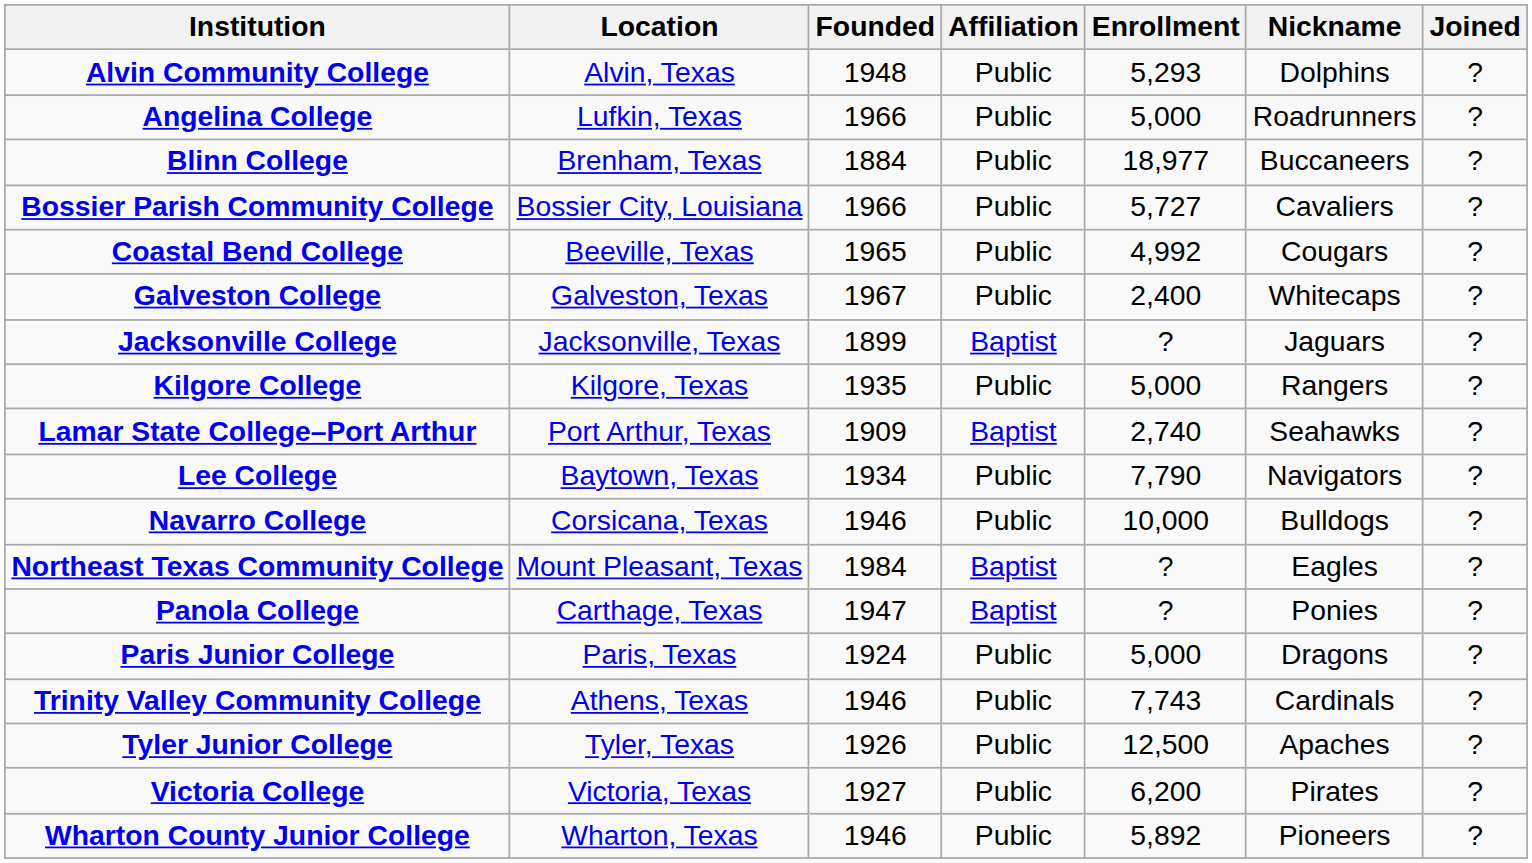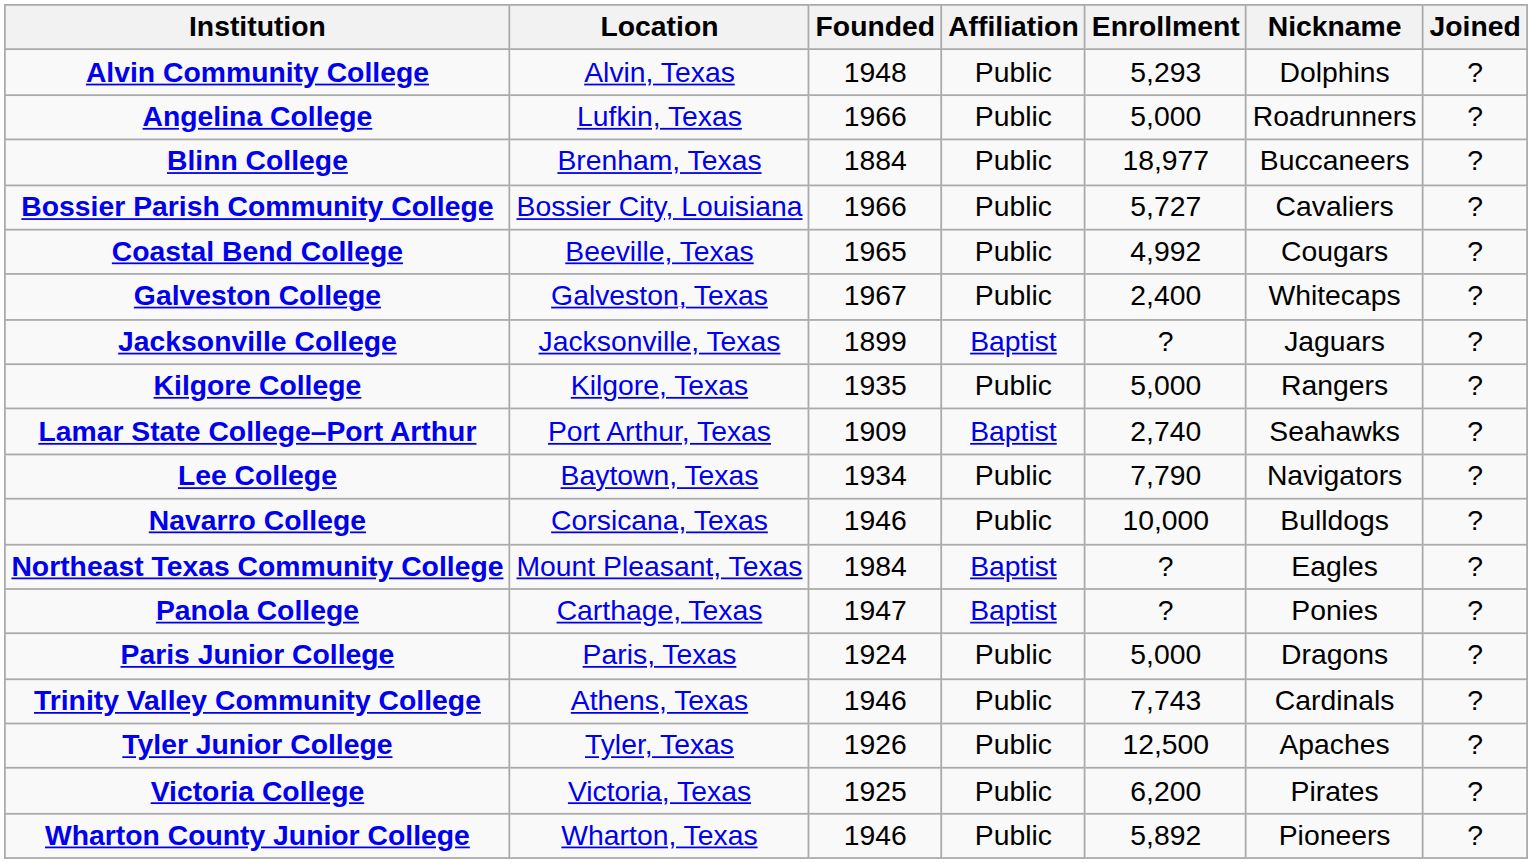(875, 790) 1927 -> (875, 790) 1925
